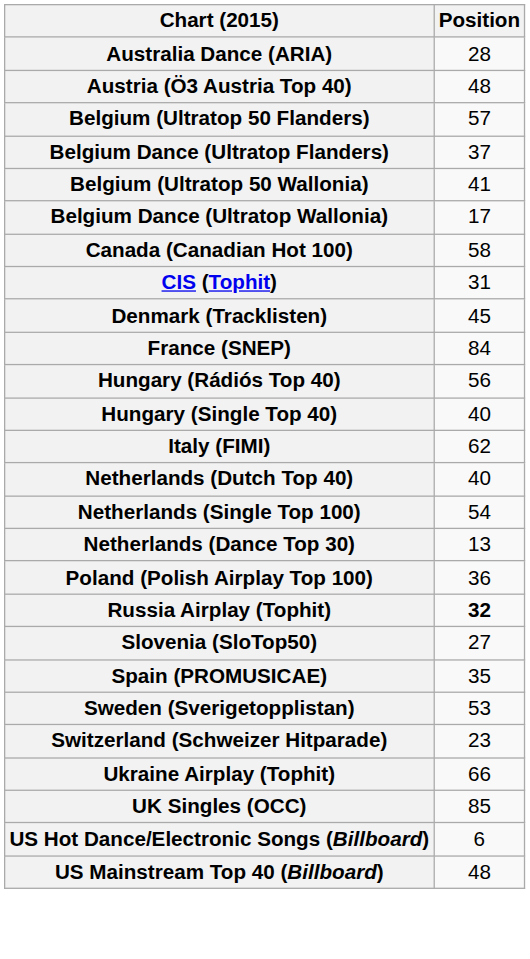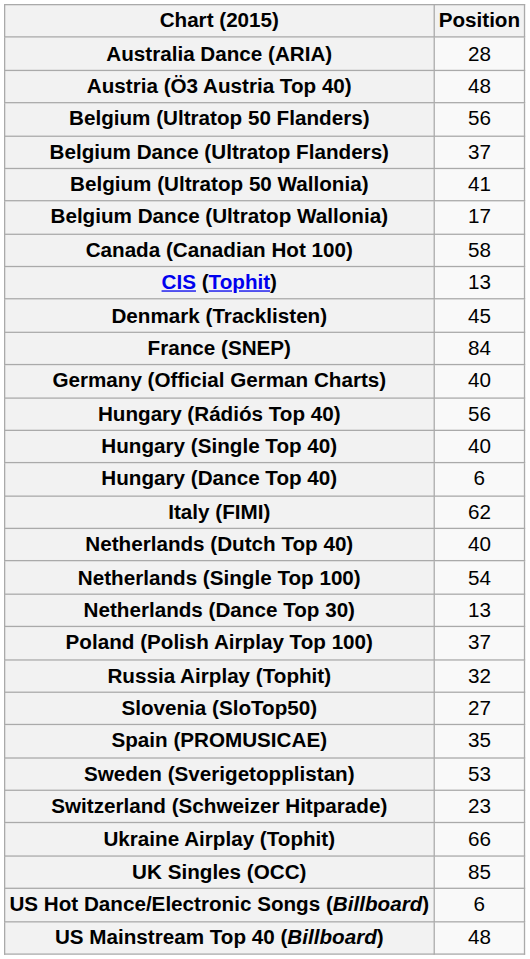(479, 119) 57 -> (479, 119) 56
(479, 282) 31 -> (479, 282) 13
+ row: (219, 380)
+ row: (219, 479)
(479, 577) 36 -> (479, 642) 37
(479, 610) bold -> (479, 675) normal
